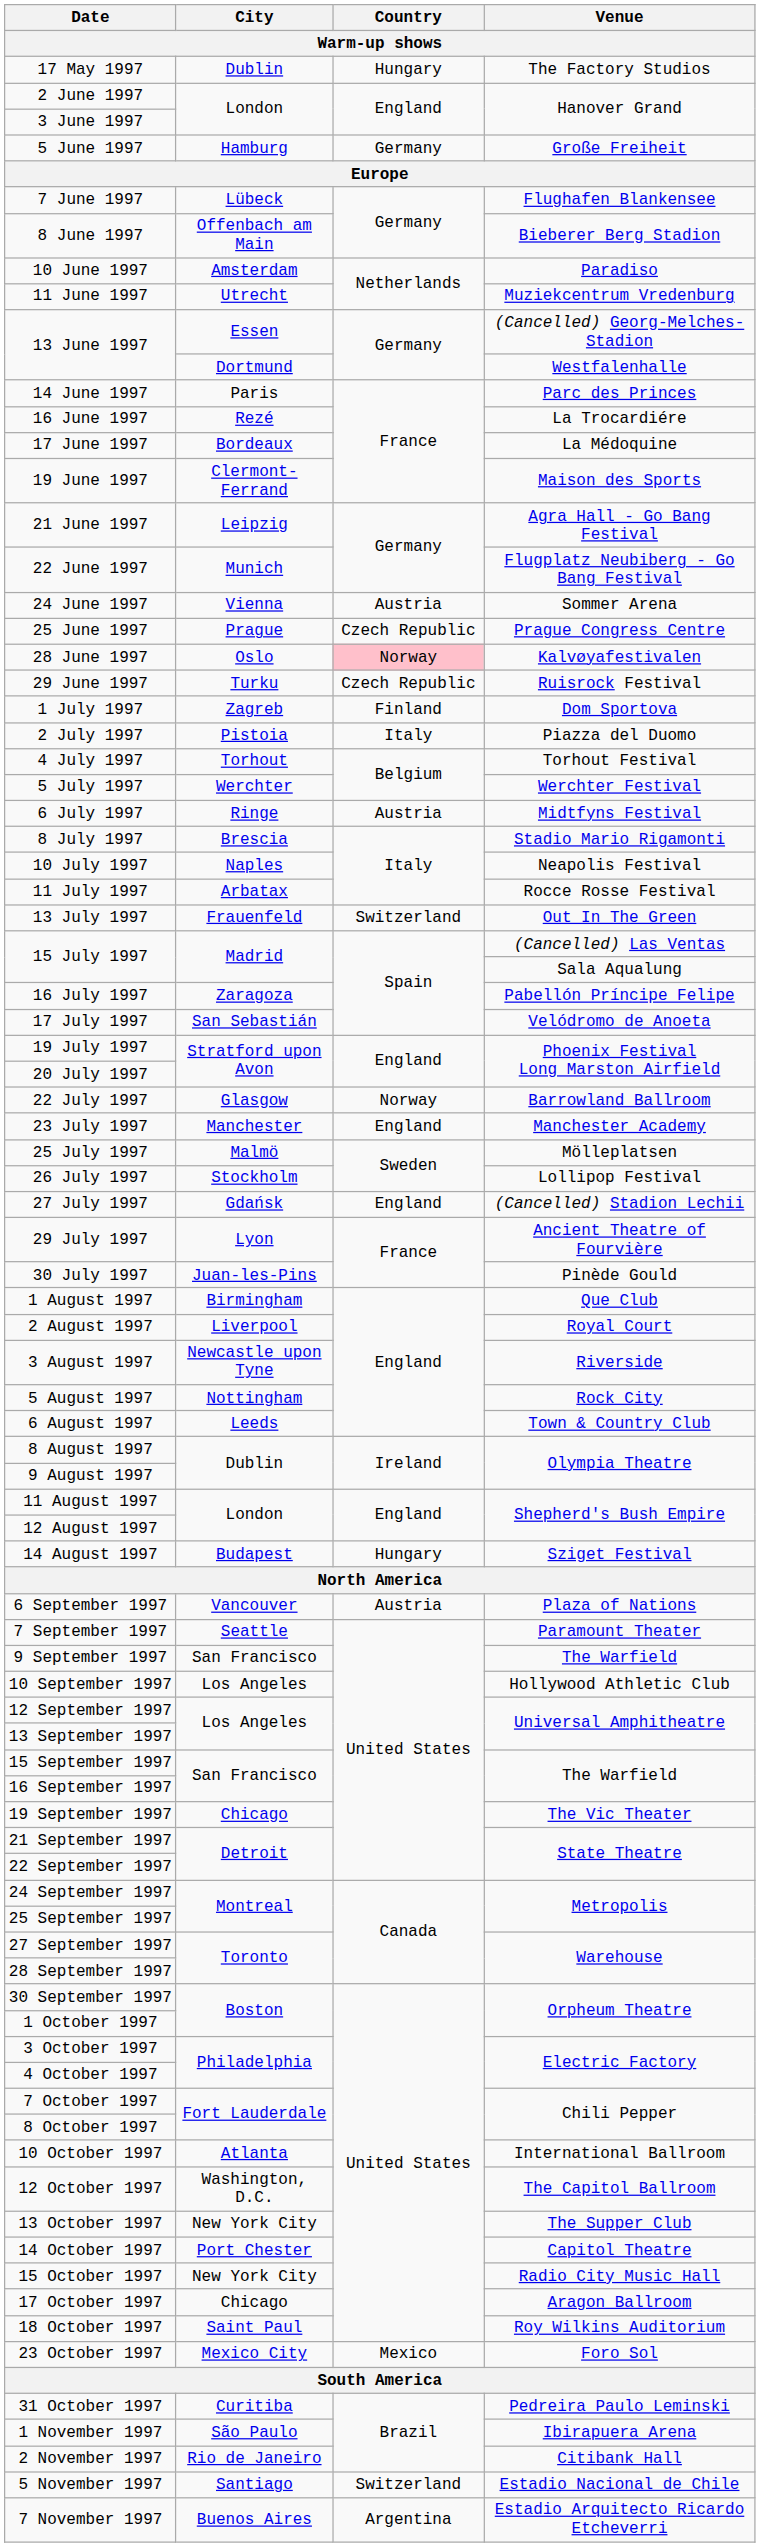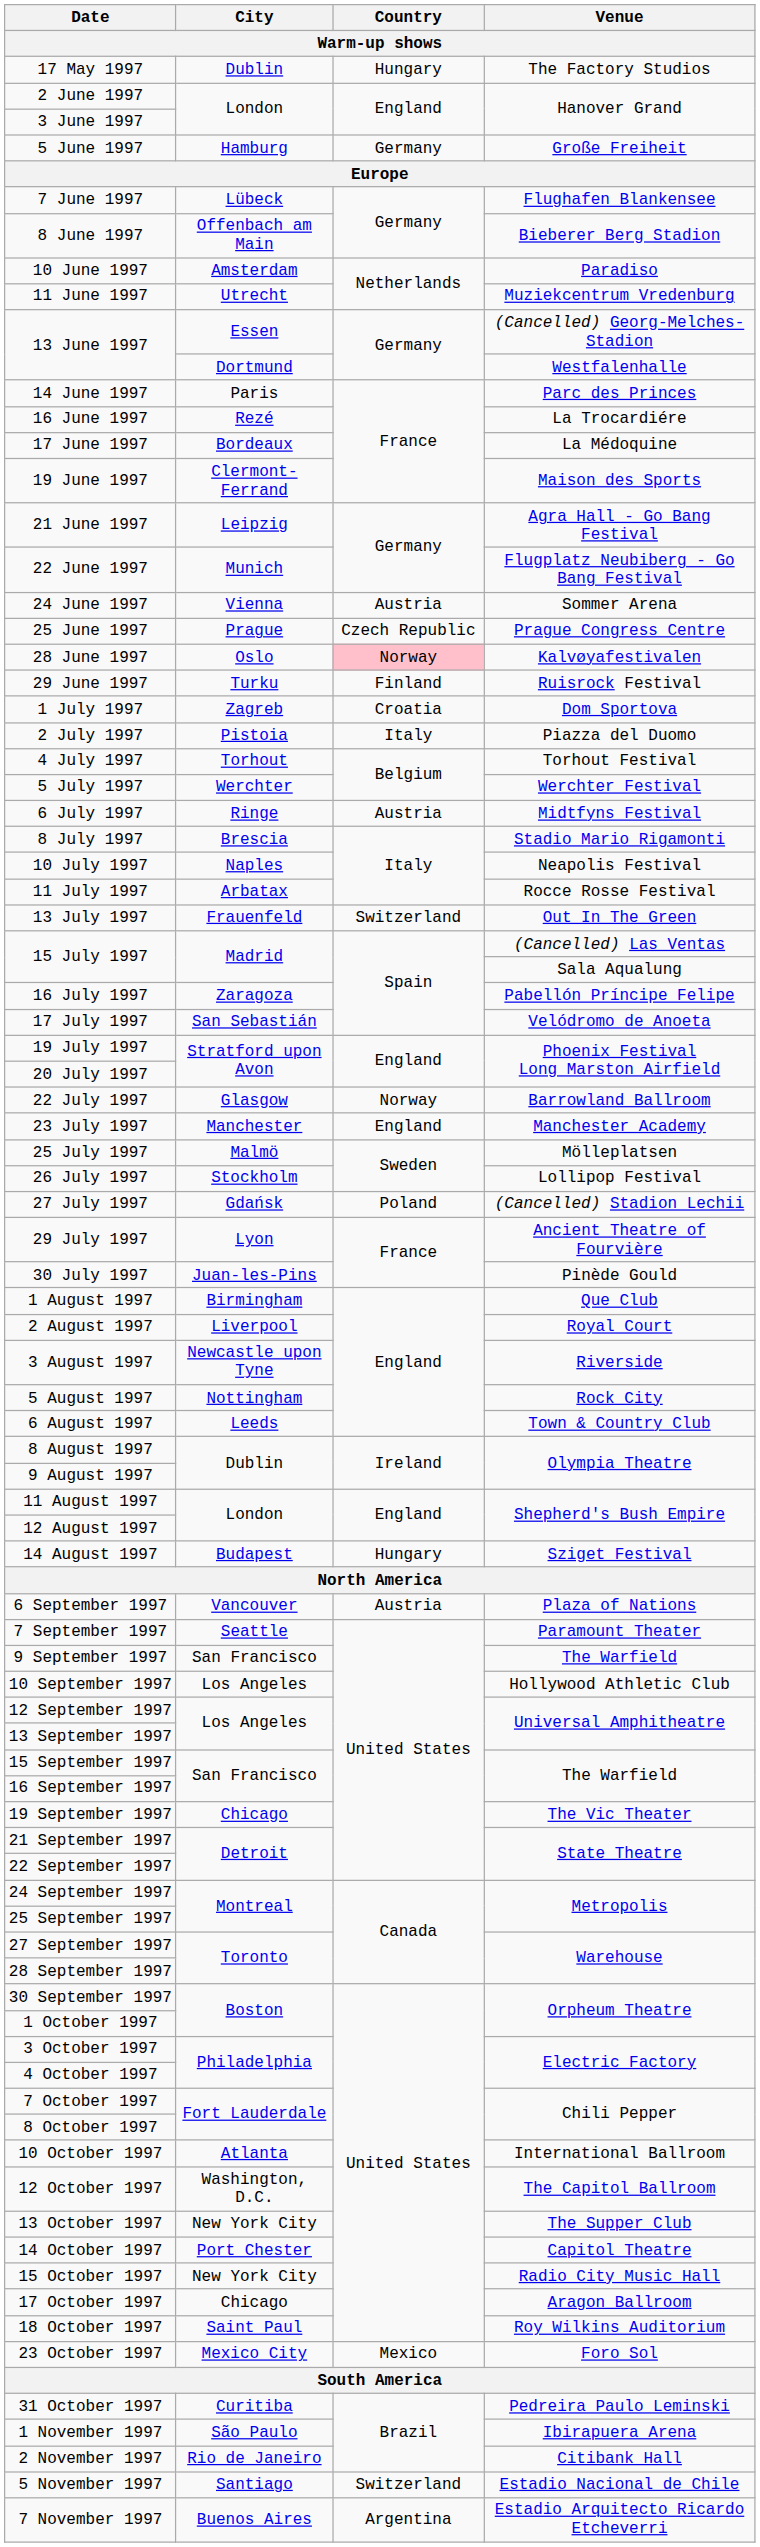(408, 683) Czech Republic -> (408, 683) Finland
(408, 709) Finland -> (408, 709) Croatia
(408, 1204) England -> (408, 1204) Poland
